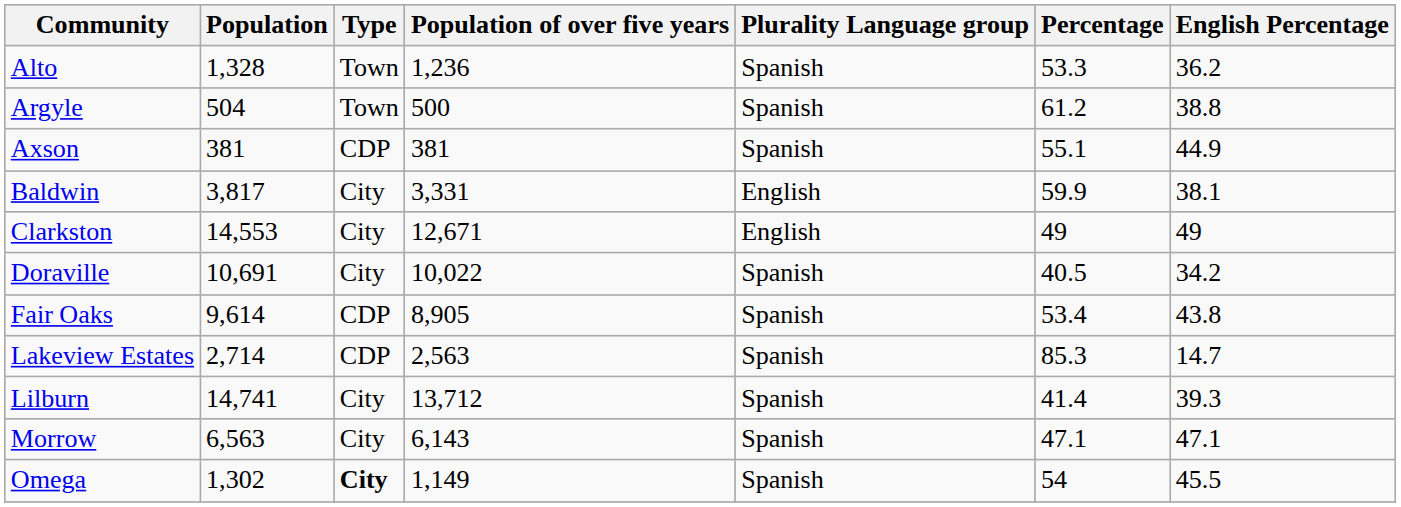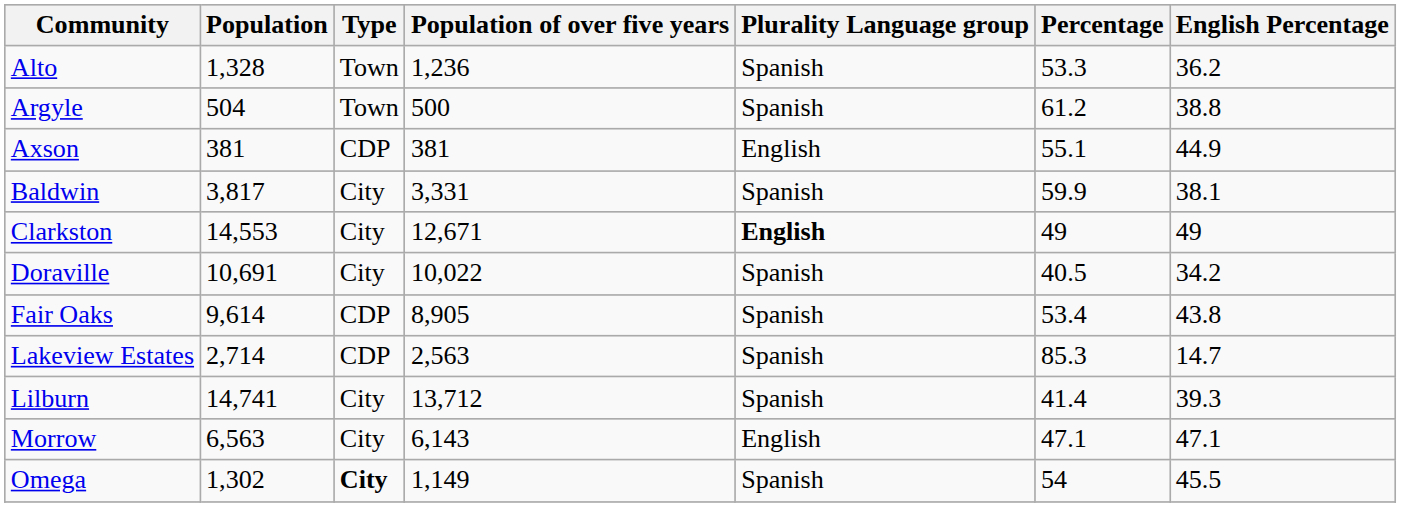(782, 149) Spanish -> (781, 149) English
(781, 190) English -> (782, 190) Spanish
(781, 231) normal -> (783, 231) bold
(782, 438) Spanish -> (781, 438) English
